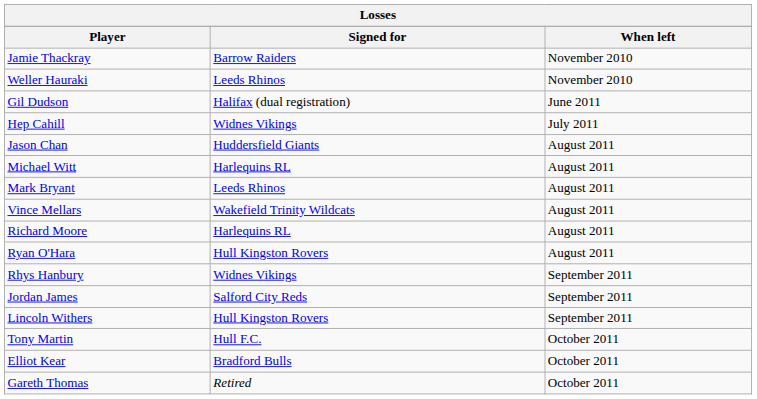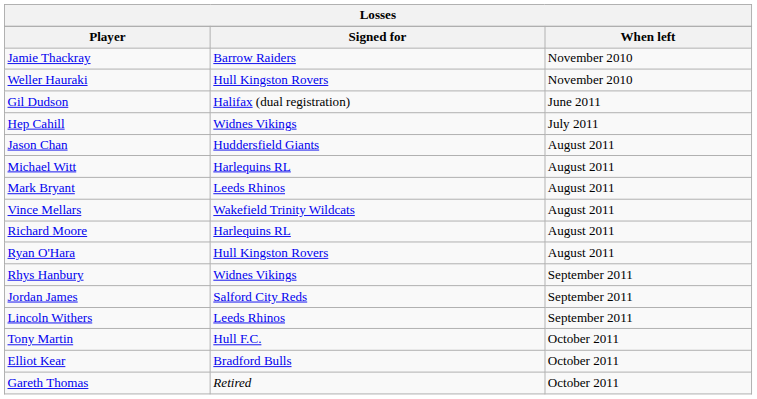(249, 80) Leeds Rhinos -> (271, 80) Hull Kingston Rovers
(271, 318) Hull Kingston Rovers -> (249, 318) Leeds Rhinos
